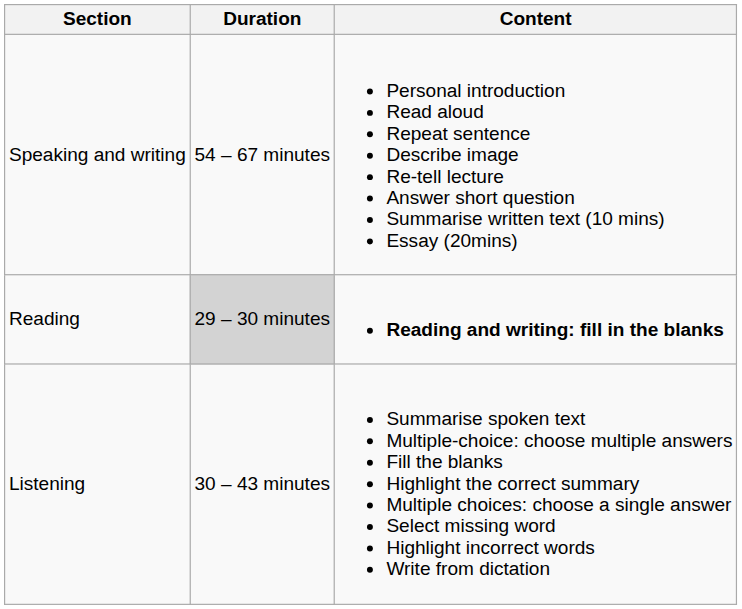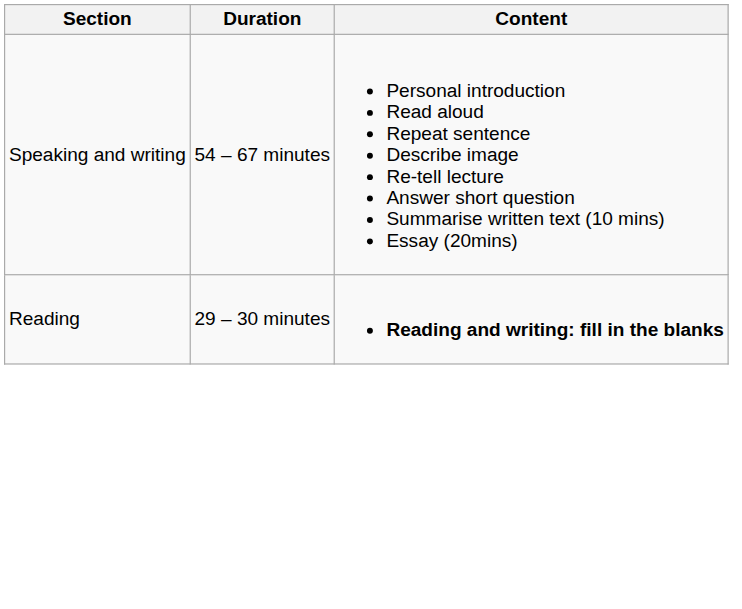(262, 319) lightgrey background -> (262, 319) no background
- row: (47, 483)
